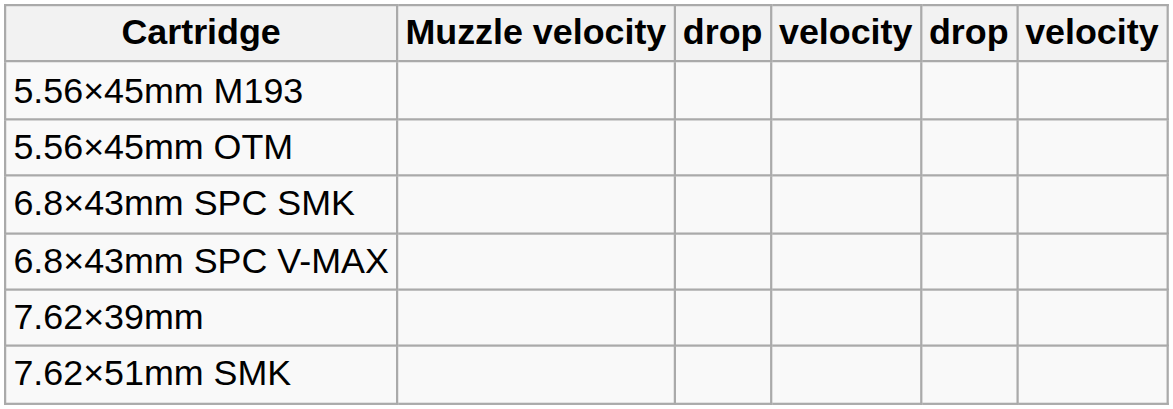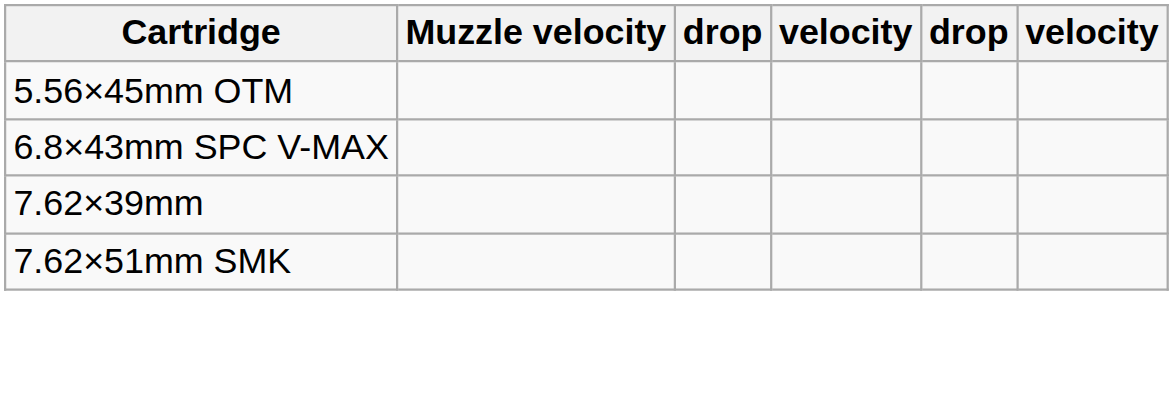- row: (158, 89)
- row: (184, 203)
